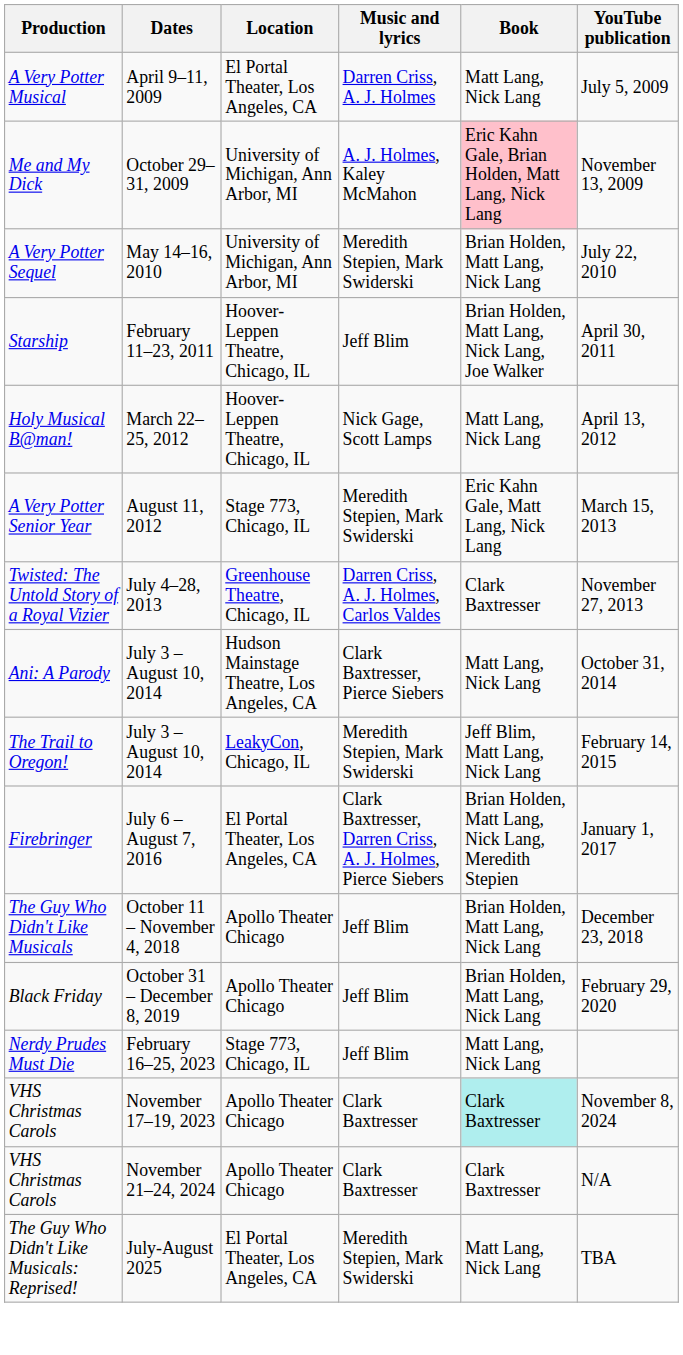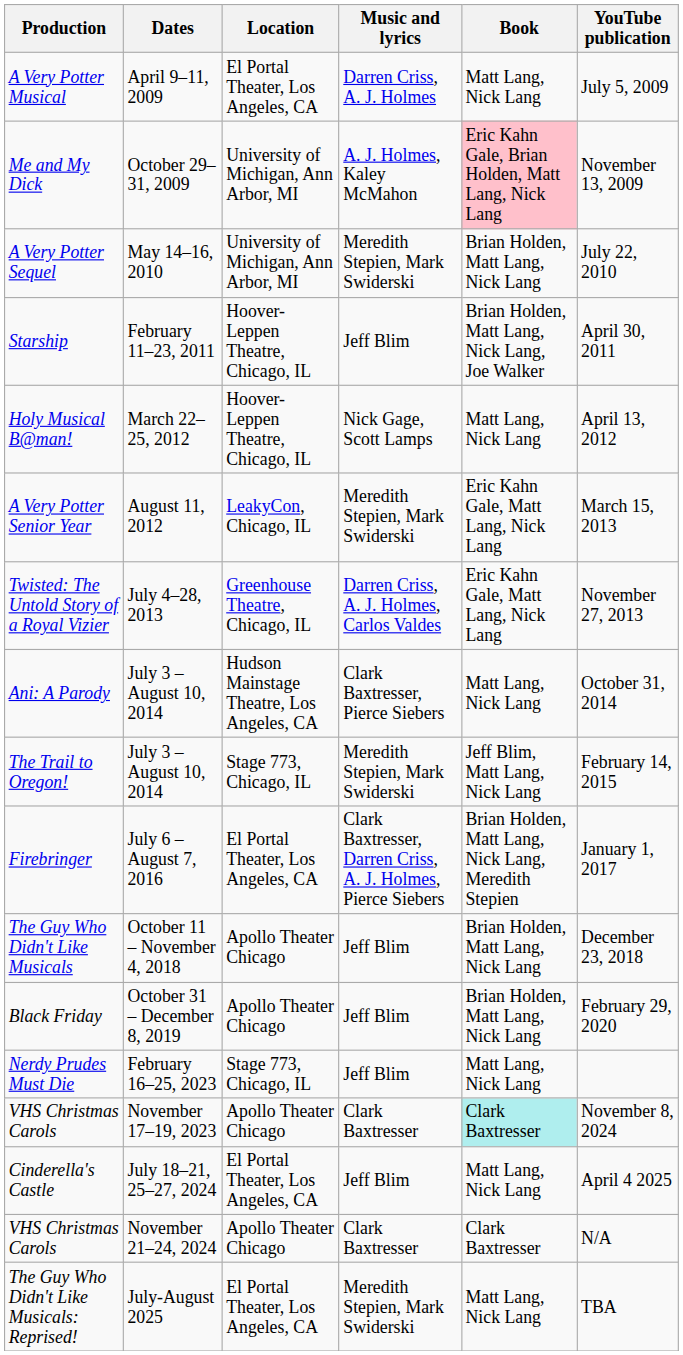(268, 517) Stage 773, Chicago, IL -> (269, 517) LeakyCon, Chicago, IL
(503, 595) Clark Baxtresser -> (505, 605) Eric Kahn Gale, Matt Lang, Nick Lang
(268, 751) LeakyCon, Chicago, IL -> (269, 771) Stage 773, Chicago, IL
+ row: (52, 1180)
